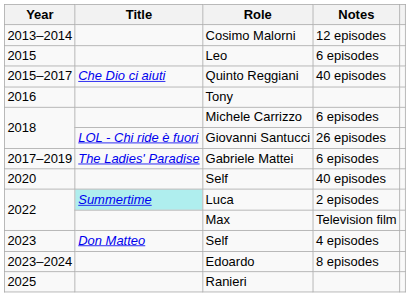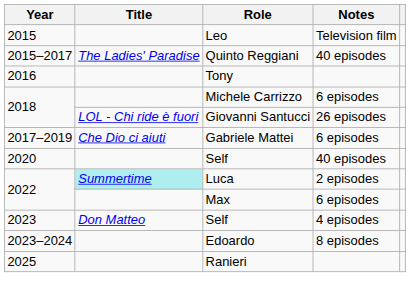- row: (40, 35)
(347, 55) 6 episodes -> (356, 35) Television film
(122, 76) Che Dio ci aiuti -> (139, 55) The Ladies' Paradise
(139, 158) The Ladies' Paradise -> (122, 138) Che Dio ci aiuti
(356, 220) Television film -> (347, 199) 6 episodes
